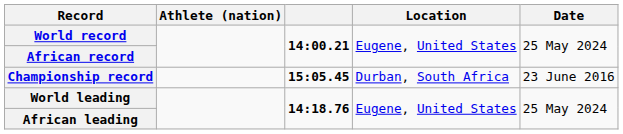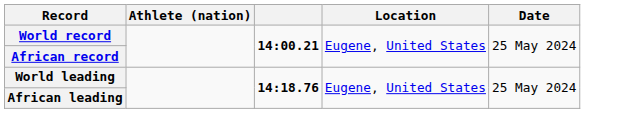- row: (80, 77)
